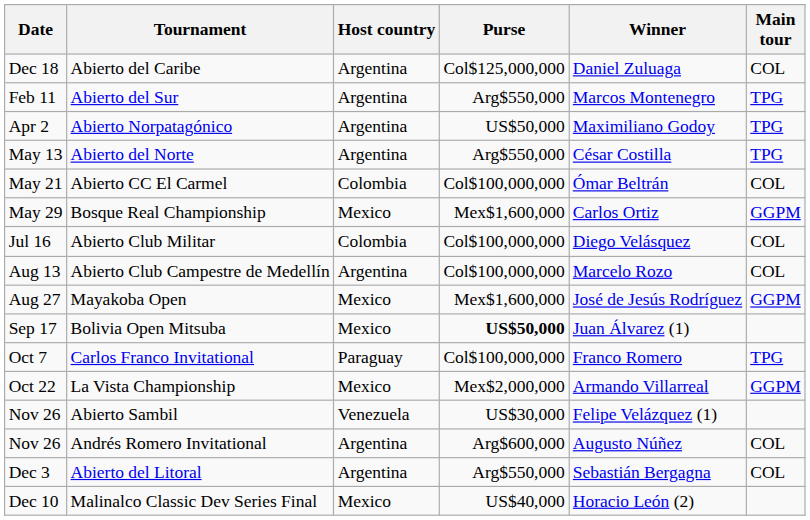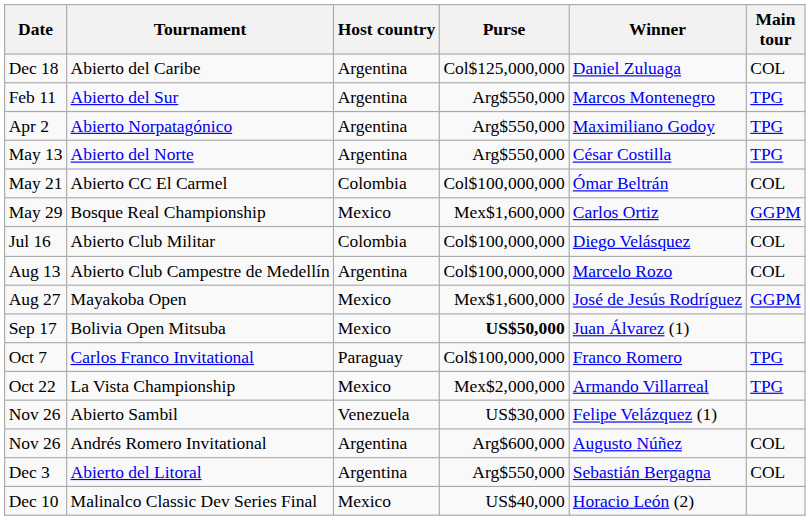(525, 126) US$50,000 -> (519, 126) Arg$550,000
(775, 385) GGPM -> (767, 385) TPG
